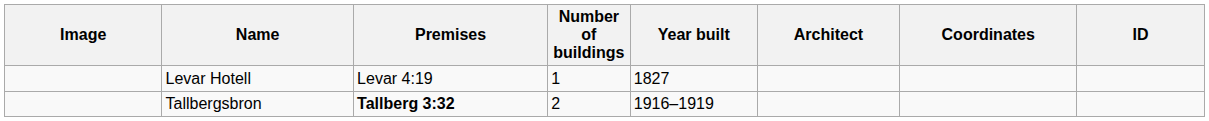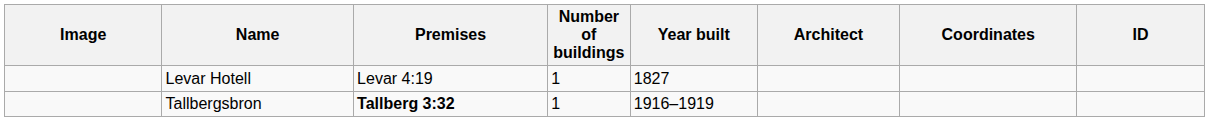(556, 103) 2 -> (556, 103) 1
